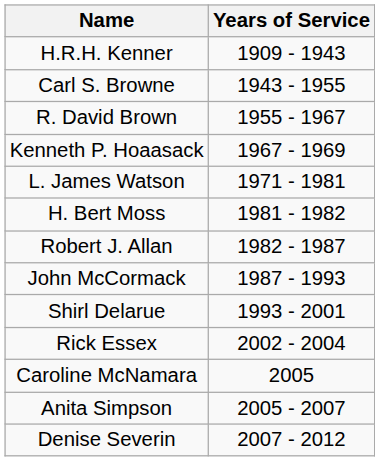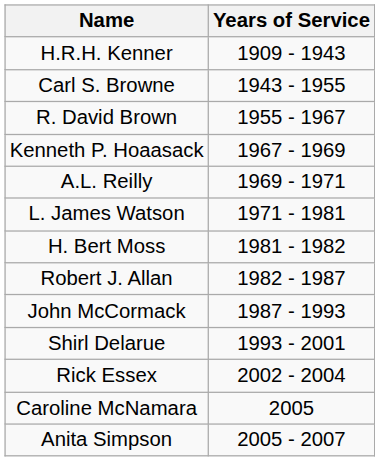+ row: (107, 182)
- row: (107, 439)
